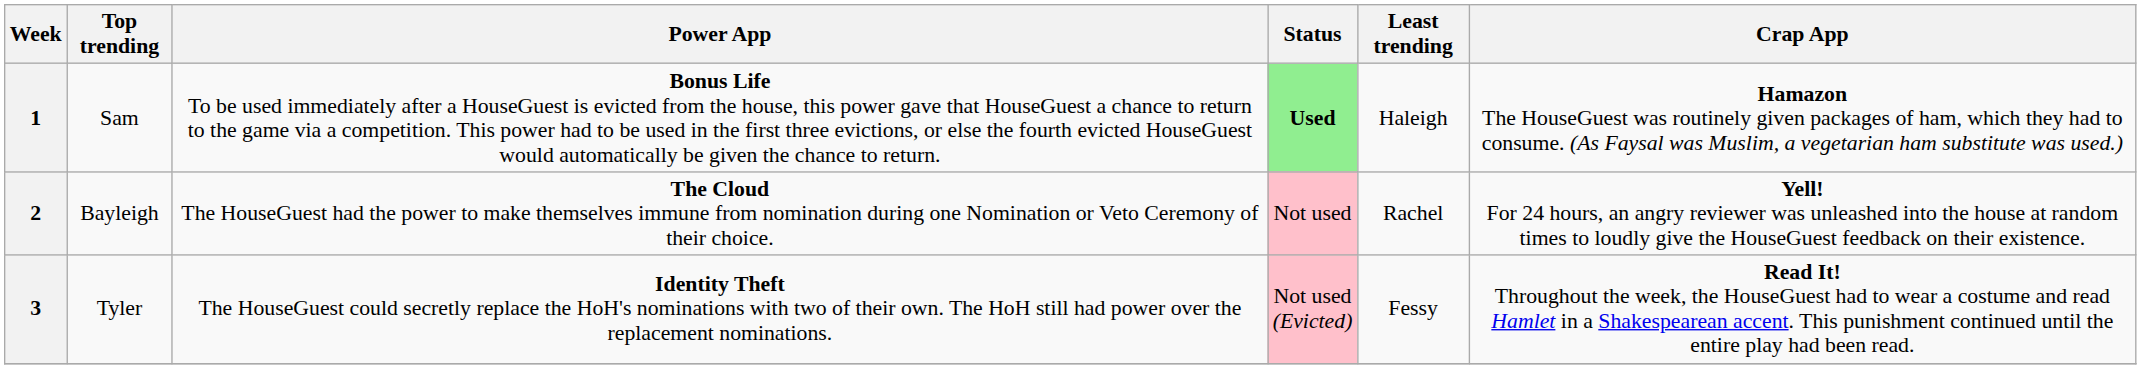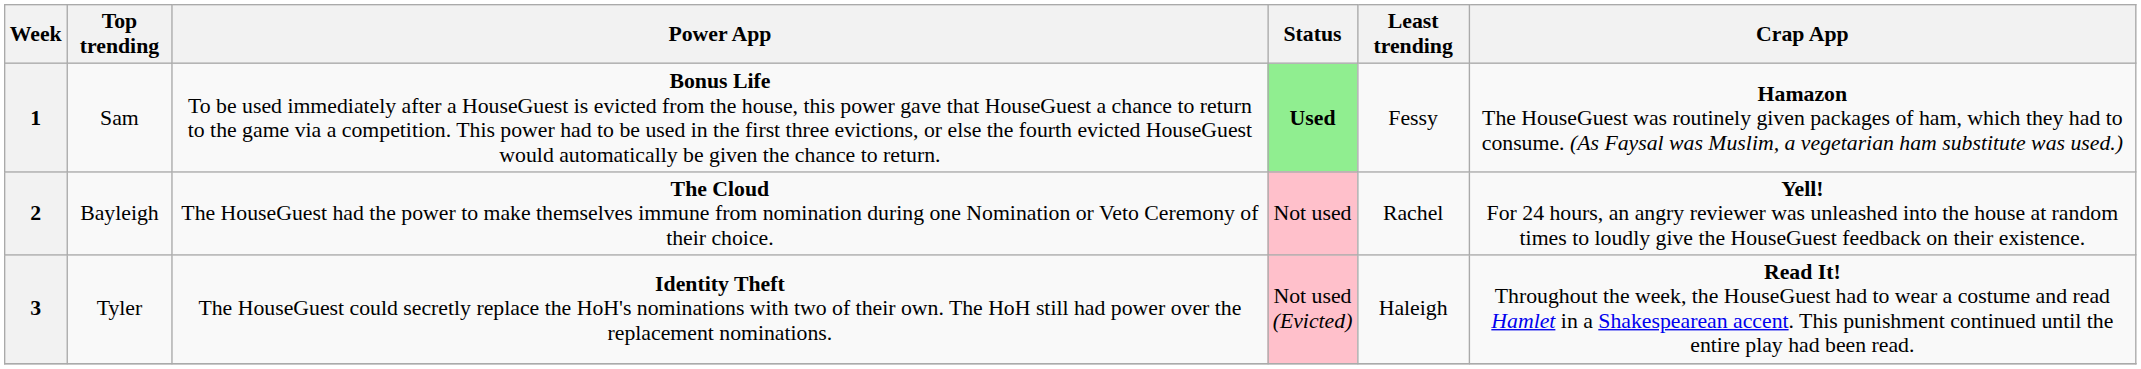(1413, 117) Haleigh -> (1413, 117) Fessy
(1413, 308) Fessy -> (1413, 308) Haleigh
